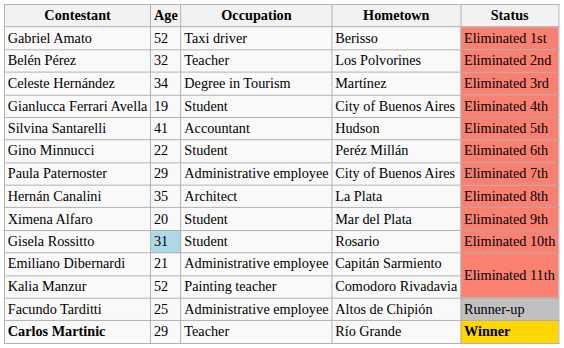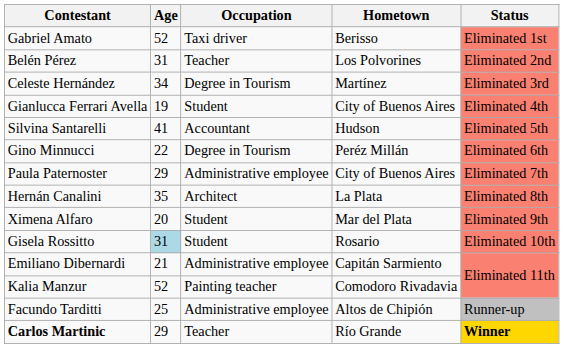(161, 60) 32 -> (161, 60) 31
(206, 151) Student -> (237, 151) Degree in Tourism
